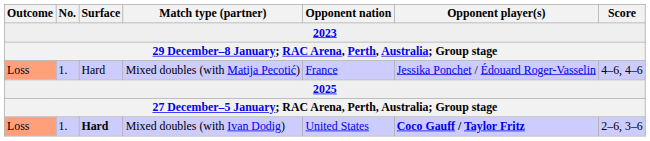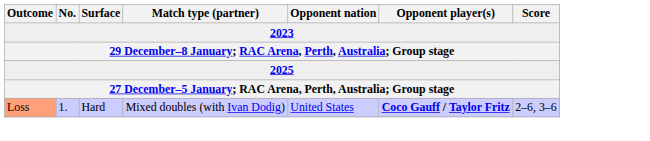- row: (213, 70)
(95, 126) bold -> (93, 107) normal
